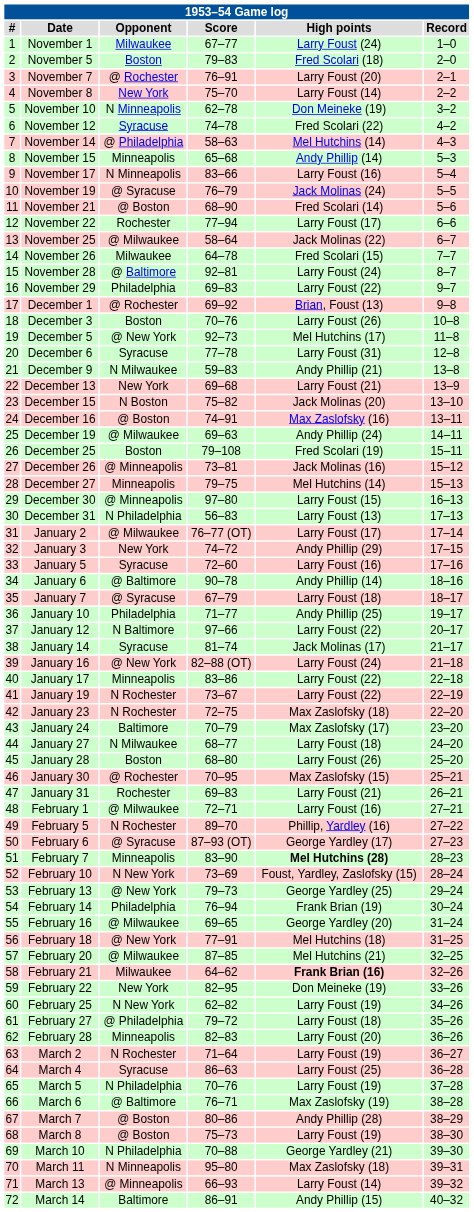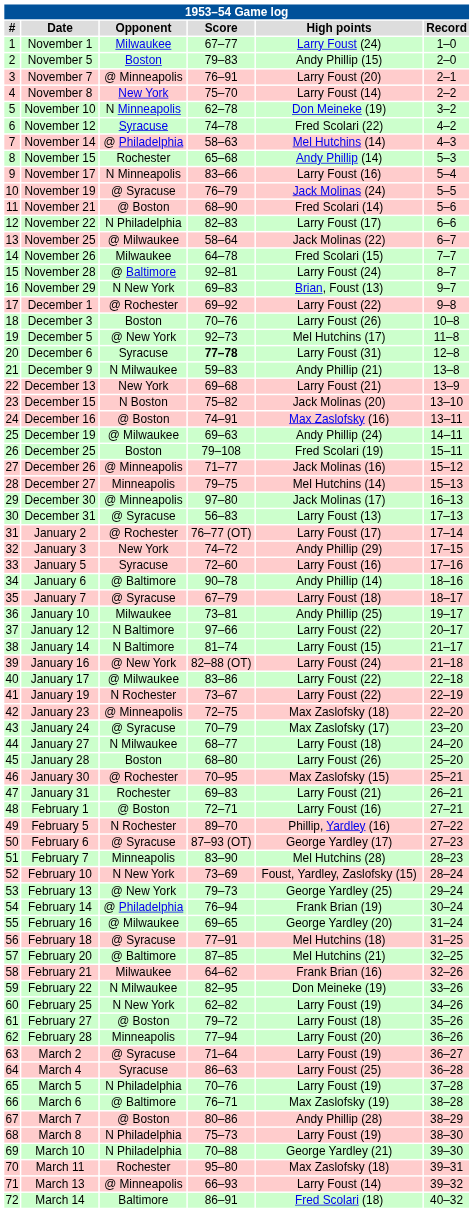(339, 60) Fred Scolari (18) -> (339, 60) Andy Phillip (15)
(143, 77) @ Rochester -> (143, 77) @ Minneapolis
(143, 158) Minneapolis -> (143, 158) Rochester
(143, 223) Rochester -> (143, 223) N Philadelphia
(221, 223) 77–94 -> (221, 223) 82–83
(143, 288) Philadelphia -> (143, 288) N New York
(339, 288) Larry Foust (22) -> (339, 288) Brian, Foust (13)
(339, 305) Brian, Foust (13) -> (339, 305) Larry Foust (22)
(221, 353) normal -> (221, 353) bold
(221, 467) 73–81 -> (221, 467) 71–77
(339, 500) Larry Foust (15) -> (339, 500) Jack Molinas (17)
(143, 516) N Philadelphia -> (143, 516) @ Syracuse
(143, 532) @ Milwaukee -> (143, 532) @ Rochester
(143, 614) Philadelphia -> (143, 614) Milwaukee
(221, 614) 71–77 -> (221, 614) 73–81
(143, 646) Syracuse -> (143, 646) N Baltimore
(339, 646) Jack Molinas (17) -> (339, 646) Larry Foust (15)
(143, 679) Minneapolis -> (143, 679) @ Milwaukee
(143, 712) N Rochester -> (143, 712) @ Minneapolis
(143, 728) Baltimore -> (143, 728) @ Syracuse
(143, 809) @ Milwaukee -> (143, 809) @ Boston
(339, 858) bold -> (339, 858) normal
(143, 907) Philadelphia -> (143, 907) @ Philadelphia
(143, 939) @ New York -> (143, 939) @ Syracuse
(143, 956) @ Milwaukee -> (143, 956) @ Baltimore
(339, 972) bold -> (339, 972) normal
(143, 988) New York -> (143, 988) N Milwaukee
(143, 1021) @ Philadelphia -> (143, 1021) @ Boston
(221, 1037) 82–83 -> (221, 1037) 77–94
(143, 1053) N Rochester -> (143, 1053) @ Syracuse
(143, 1135) @ Boston -> (143, 1135) N Philadelphia
(143, 1167) N Minneapolis -> (143, 1167) Rochester
(339, 1200) Andy Phillip (15) -> (339, 1200) Fred Scolari (18)
